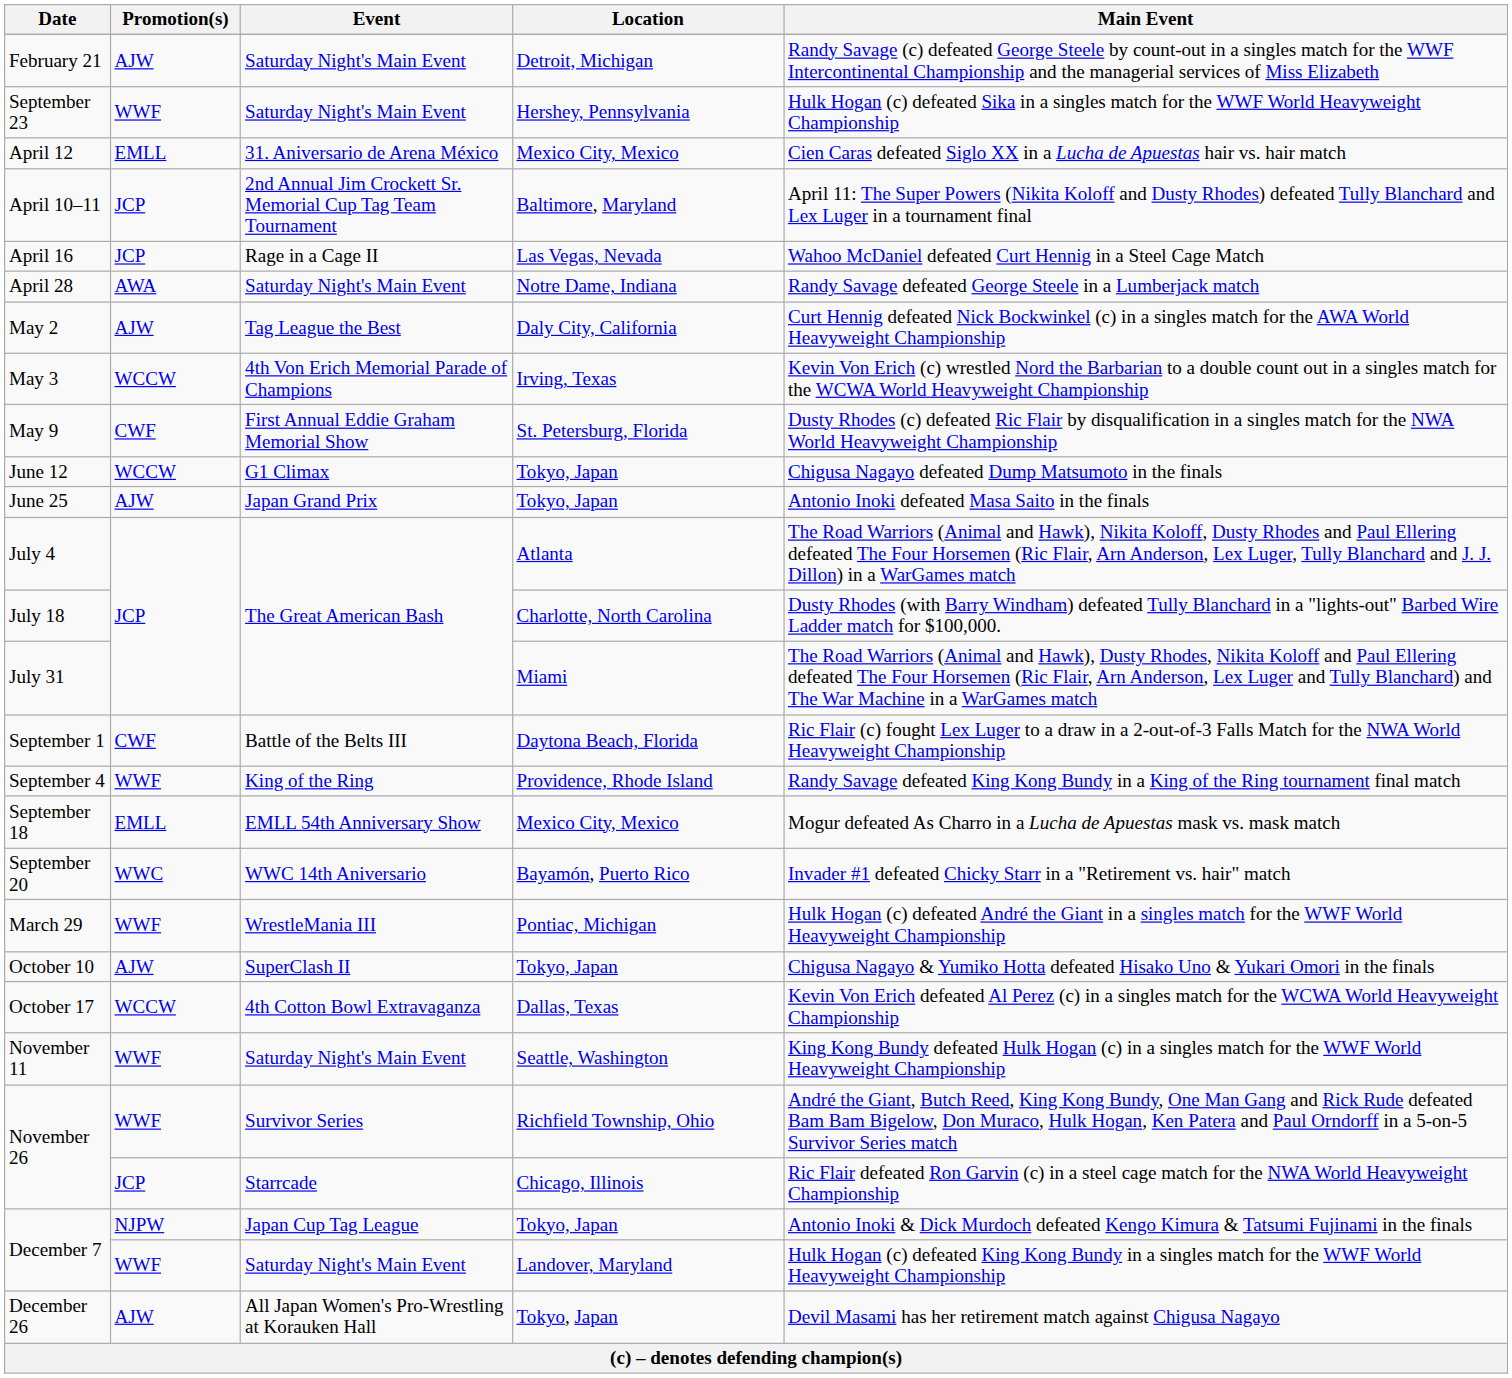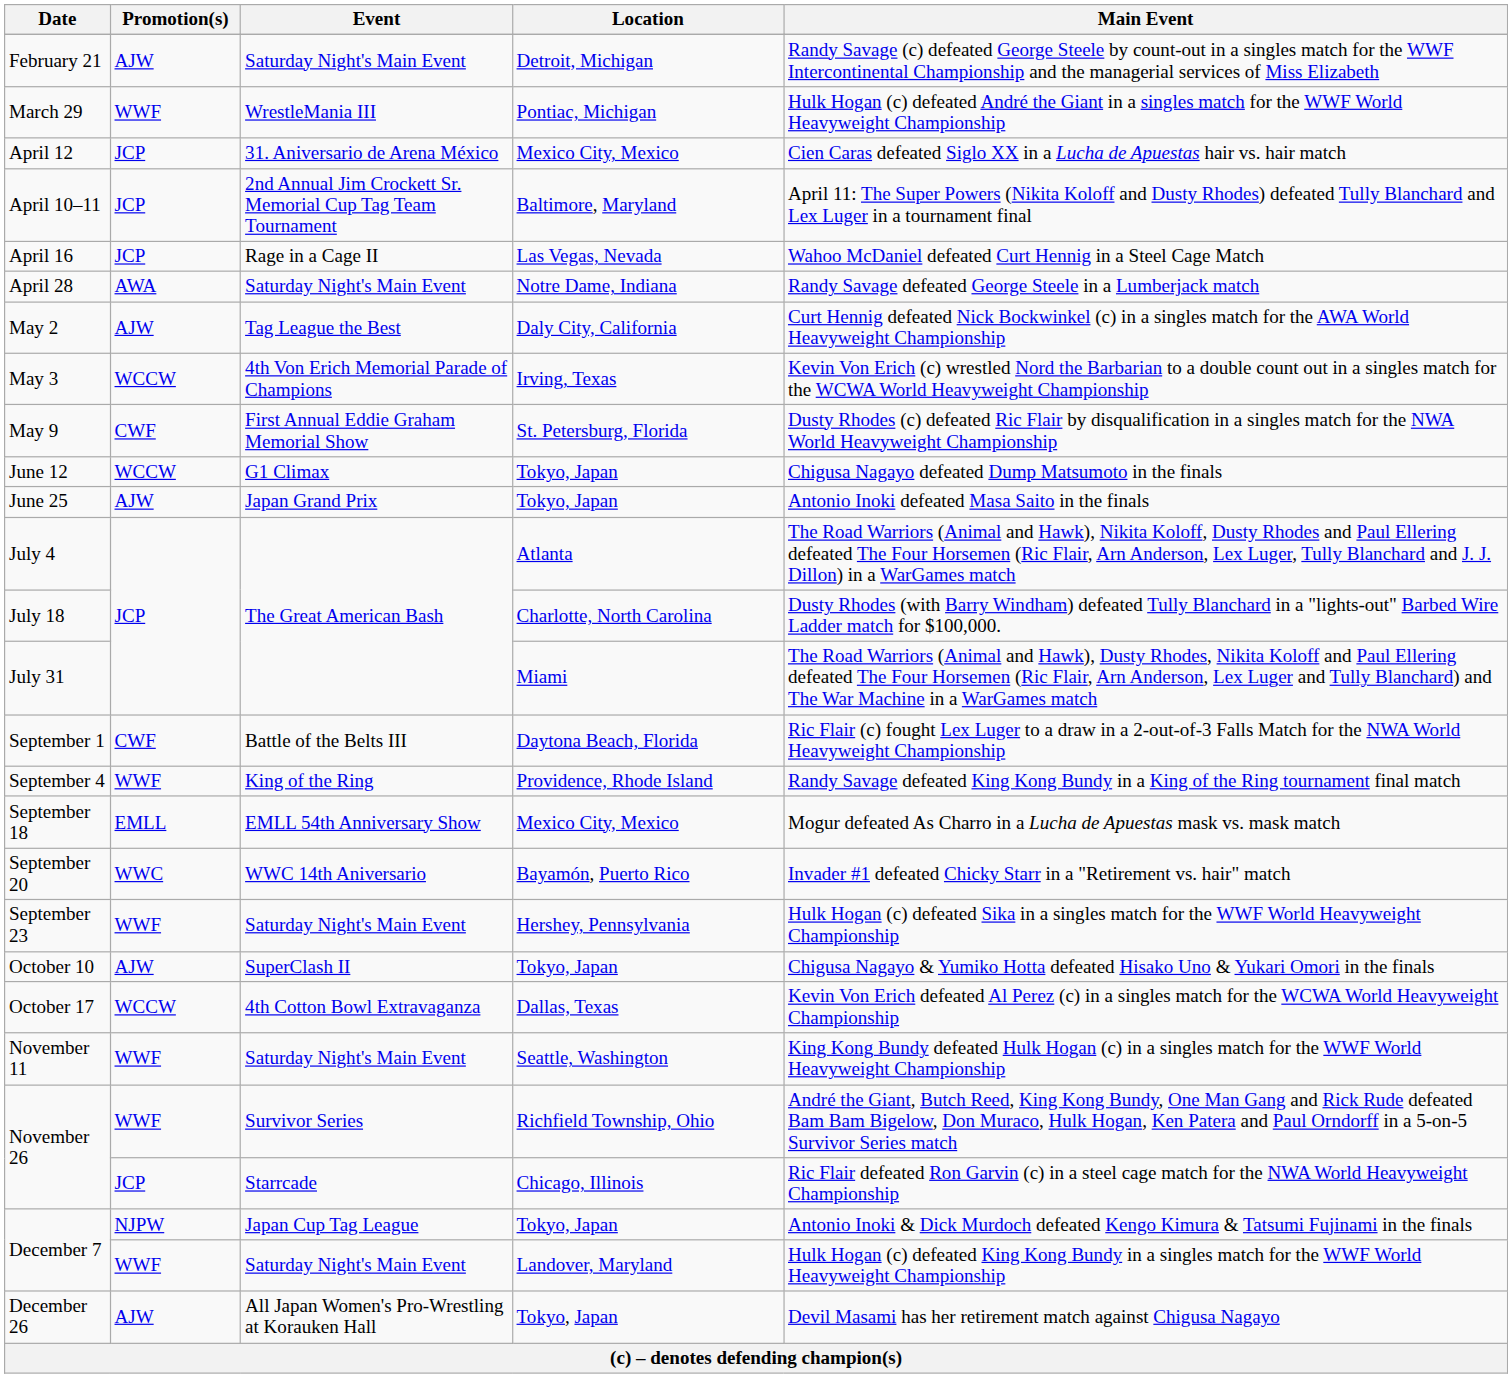rows swapped: (46, 925) <-> (50, 112)
(140, 153) EMLL -> (130, 153) JCP
